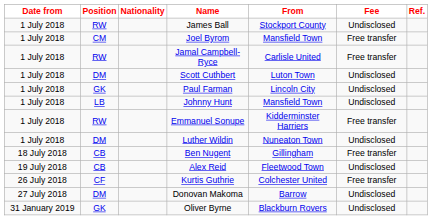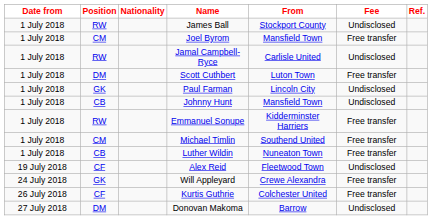(372, 57) Free transfer -> (372, 57) Undisclosed
(372, 76) Undisclosed -> (372, 76) Free transfer
(99, 103) LB -> (99, 103) CB
+ row: (208, 140)
(99, 140) DM -> (99, 154) CB
(372, 140) Undisclosed -> (372, 154) Free transfer
- row: (208, 154)
(99, 167) CB -> (99, 167) CF
+ row: (208, 181)
- row: (208, 208)
